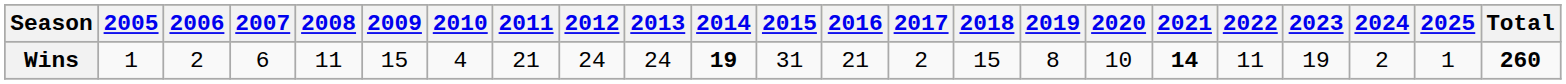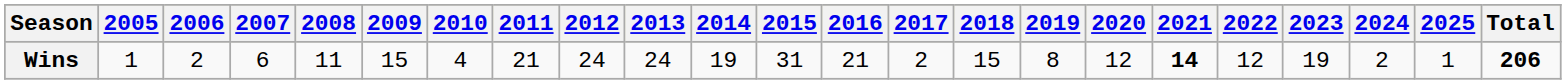(724, 61) bold -> (724, 61) normal
(1119, 61) 10 -> (1119, 61) 12
(1250, 61) 11 -> (1250, 61) 12
(1520, 61) 260 -> (1520, 61) 206
